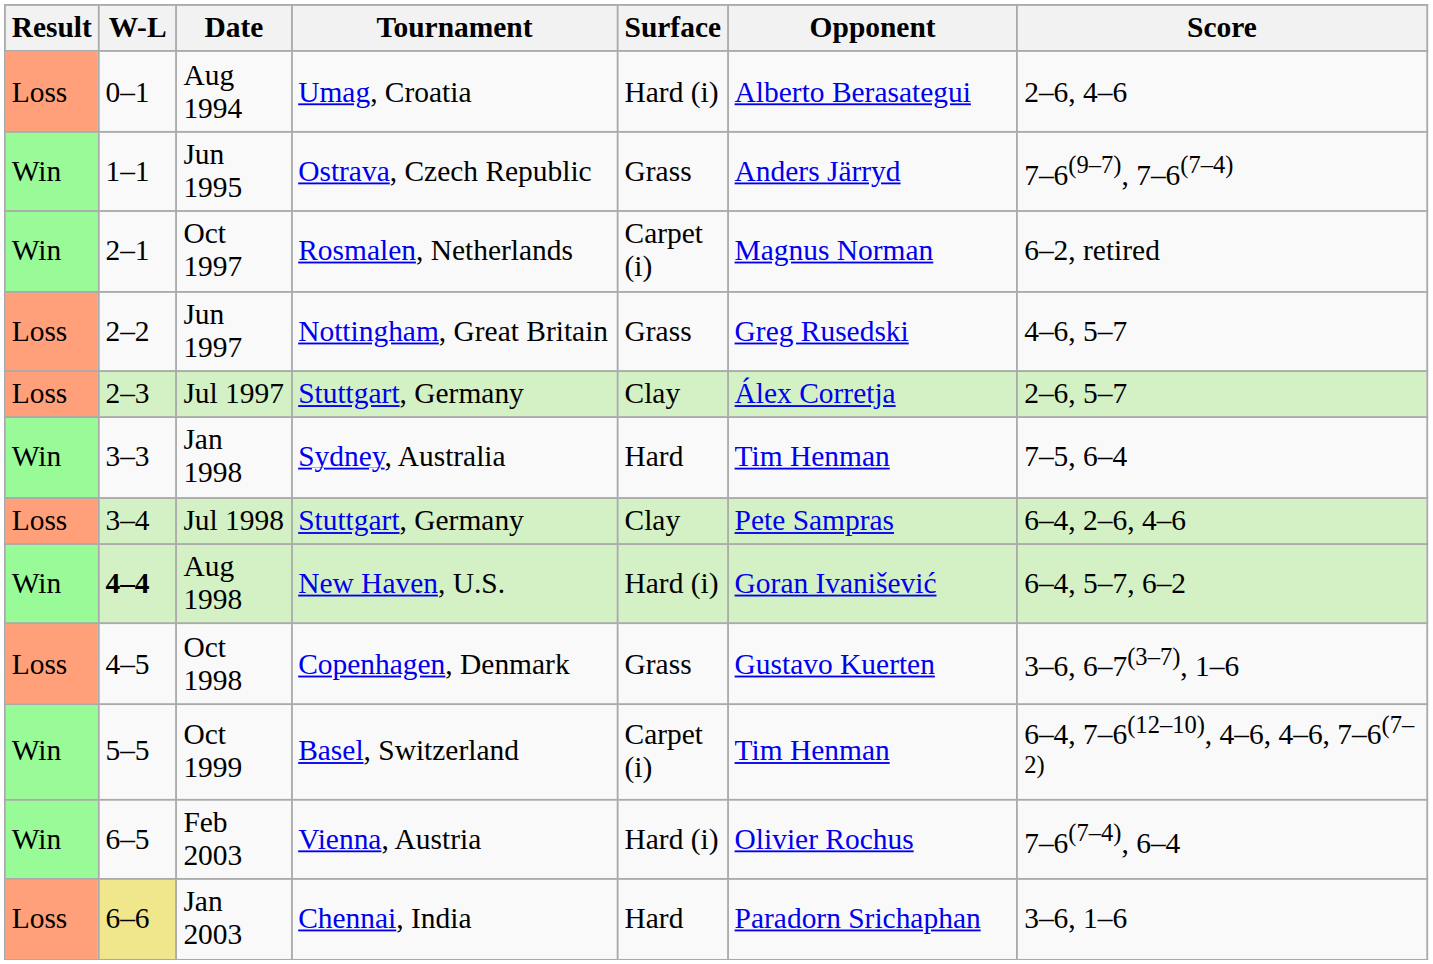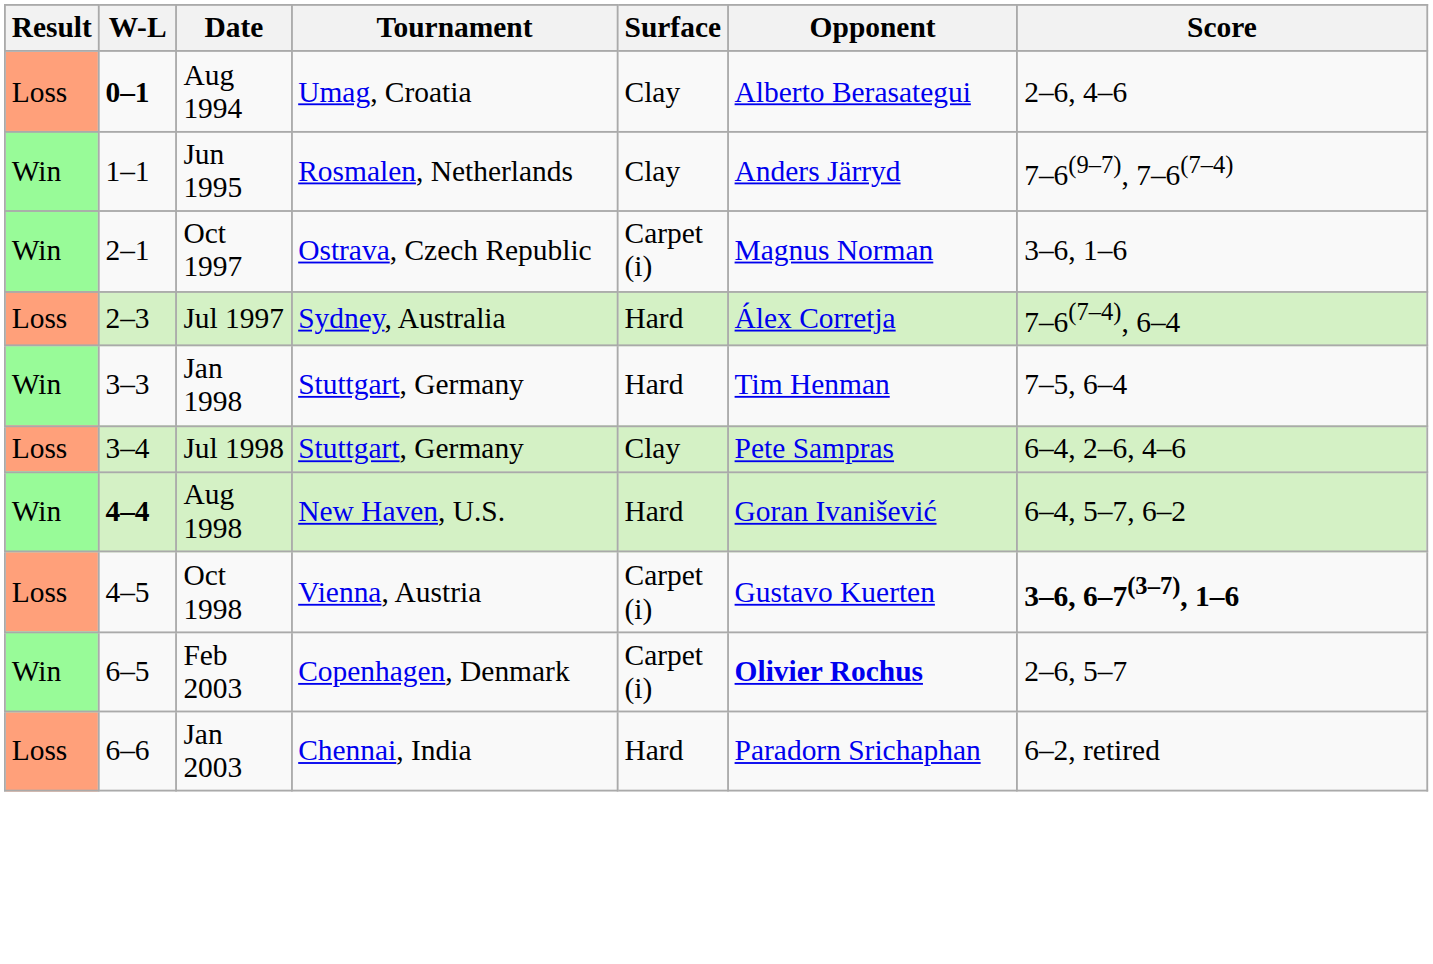(128, 91) normal -> (128, 91) bold
(672, 91) Hard (i) -> (652, 91) Clay
(445, 170) Ostrava, Czech Republic -> (436, 170) Rosmalen, Netherlands
(658, 170) Grass -> (652, 170) Clay
(436, 250) Rosmalen, Netherlands -> (445, 250) Ostrava, Czech Republic
(1092, 250) 6–2, retired -> (1076, 250) 3–6, 1–6
- row: (213, 330)
(411, 393) Stuttgart, Germany -> (402, 317) Sydney, Australia
(652, 393) Clay -> (654, 317) Hard
(1076, 393) 2–6, 5–7 -> (1102, 317) 7–6(7–4), 6–4
(402, 457) Sydney, Australia -> (411, 385) Stuttgart, Germany
(672, 583) Hard (i) -> (654, 511) Hard
(434, 663) Copenhagen, Denmark -> (390, 591) Vienna, Austria
(658, 663) Grass -> (664, 591) Carpet (i)
(1132, 663) normal -> (1132, 591) bold
- row: (213, 751)
(390, 838) Vienna, Austria -> (434, 671) Copenhagen, Denmark
(672, 838) Hard (i) -> (664, 671) Carpet (i)
(824, 838) normal -> (829, 671) bold
(1102, 838) 7–6(7–4), 6–4 -> (1076, 671) 2–6, 5–7
(128, 918) khaki background -> (128, 751) no background
(1076, 918) 3–6, 1–6 -> (1092, 751) 6–2, retired
